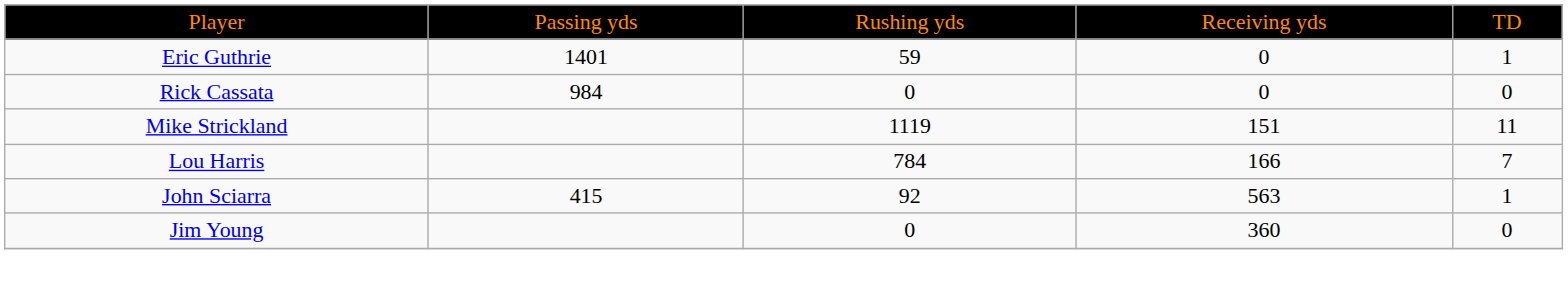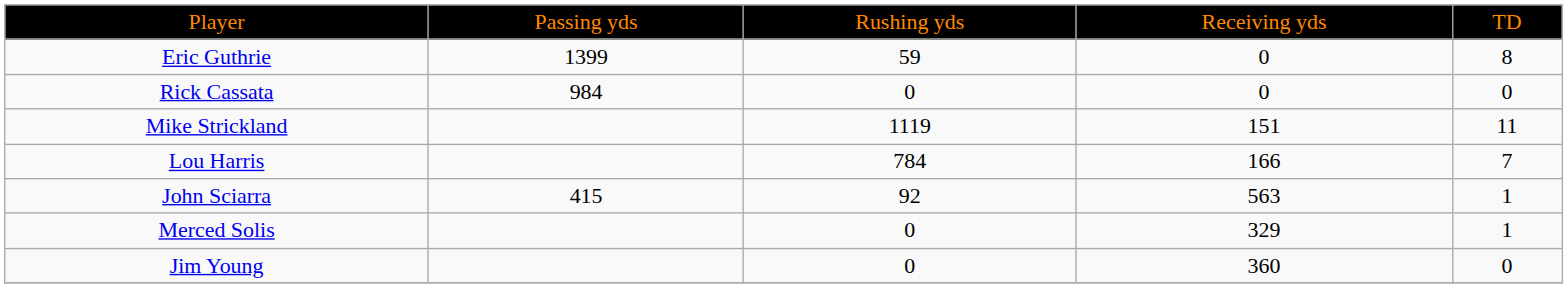(586, 56) 1401 -> (586, 56) 1399
(1507, 56) 1 -> (1507, 56) 8
+ row: (217, 230)
